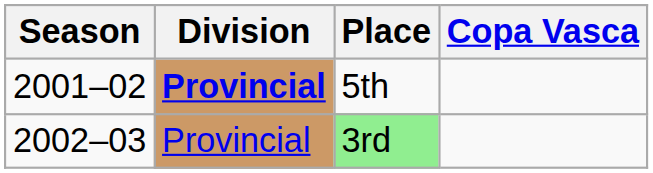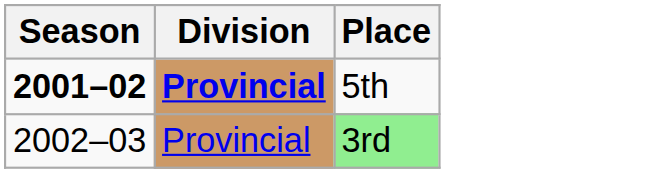- column: (543, 31)
(80, 85) normal -> (80, 85) bold
